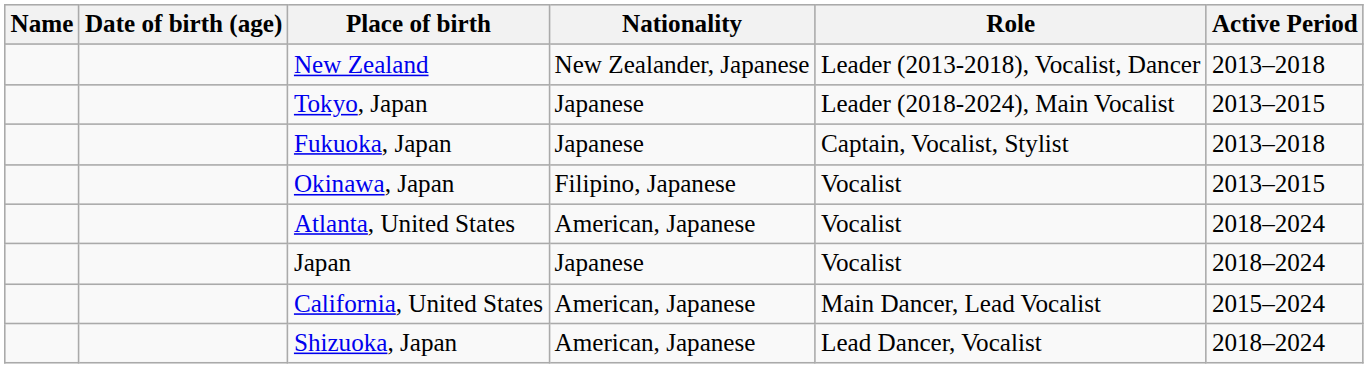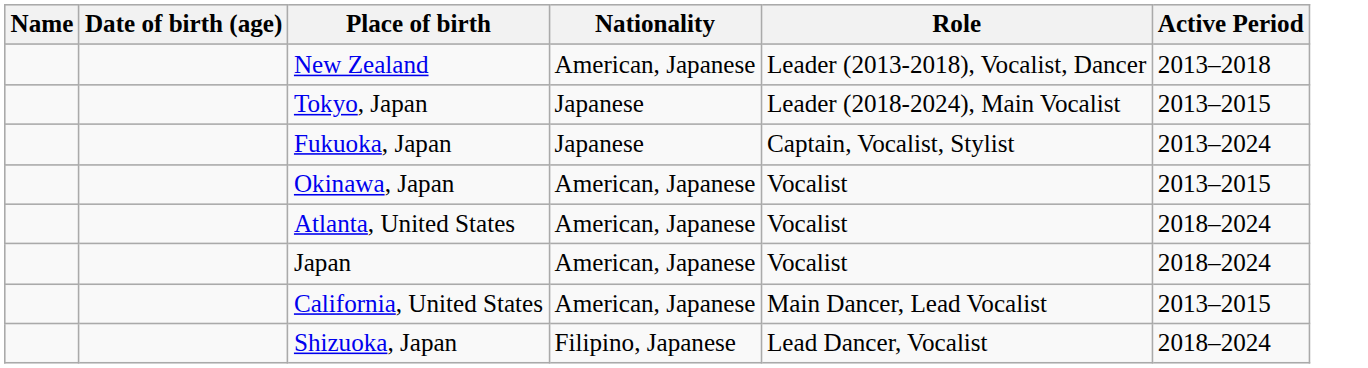(682, 64) New Zealander, Japanese -> (655, 64) American, Japanese
(1268, 143) 2013–2018 -> (1214, 143) 2013–2024
(645, 183) Filipino, Japanese -> (655, 183) American, Japanese
(599, 263) Japanese -> (655, 263) American, Japanese
(1268, 303) 2015–2024 -> (1214, 303) 2013–2015
(655, 343) American, Japanese -> (645, 343) Filipino, Japanese
